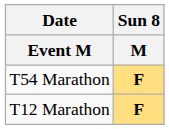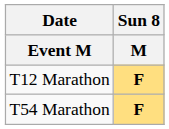rows swapped: (60, 109) <-> (60, 79)
